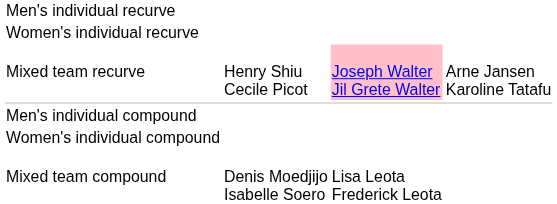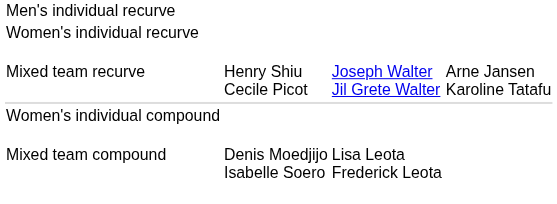(386, 81) pink background -> (386, 81) no background
- row: (101, 115)
